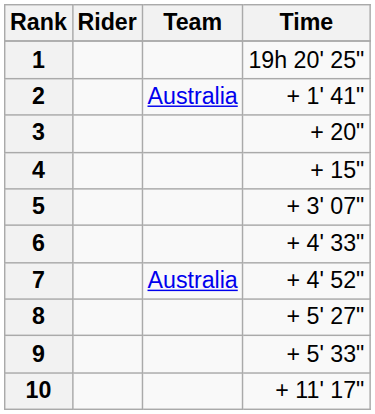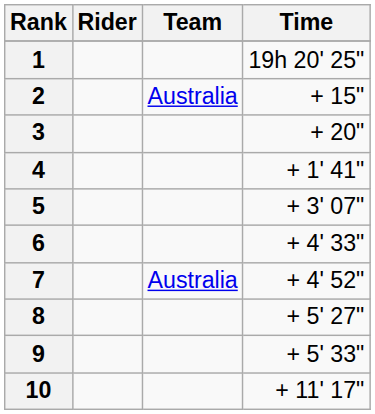(325, 96) + 1' 41" -> (337, 96) + 15"
(337, 170) + 15" -> (325, 170) + 1' 41"
